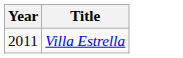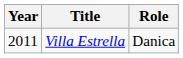+ column: (154, 16)
